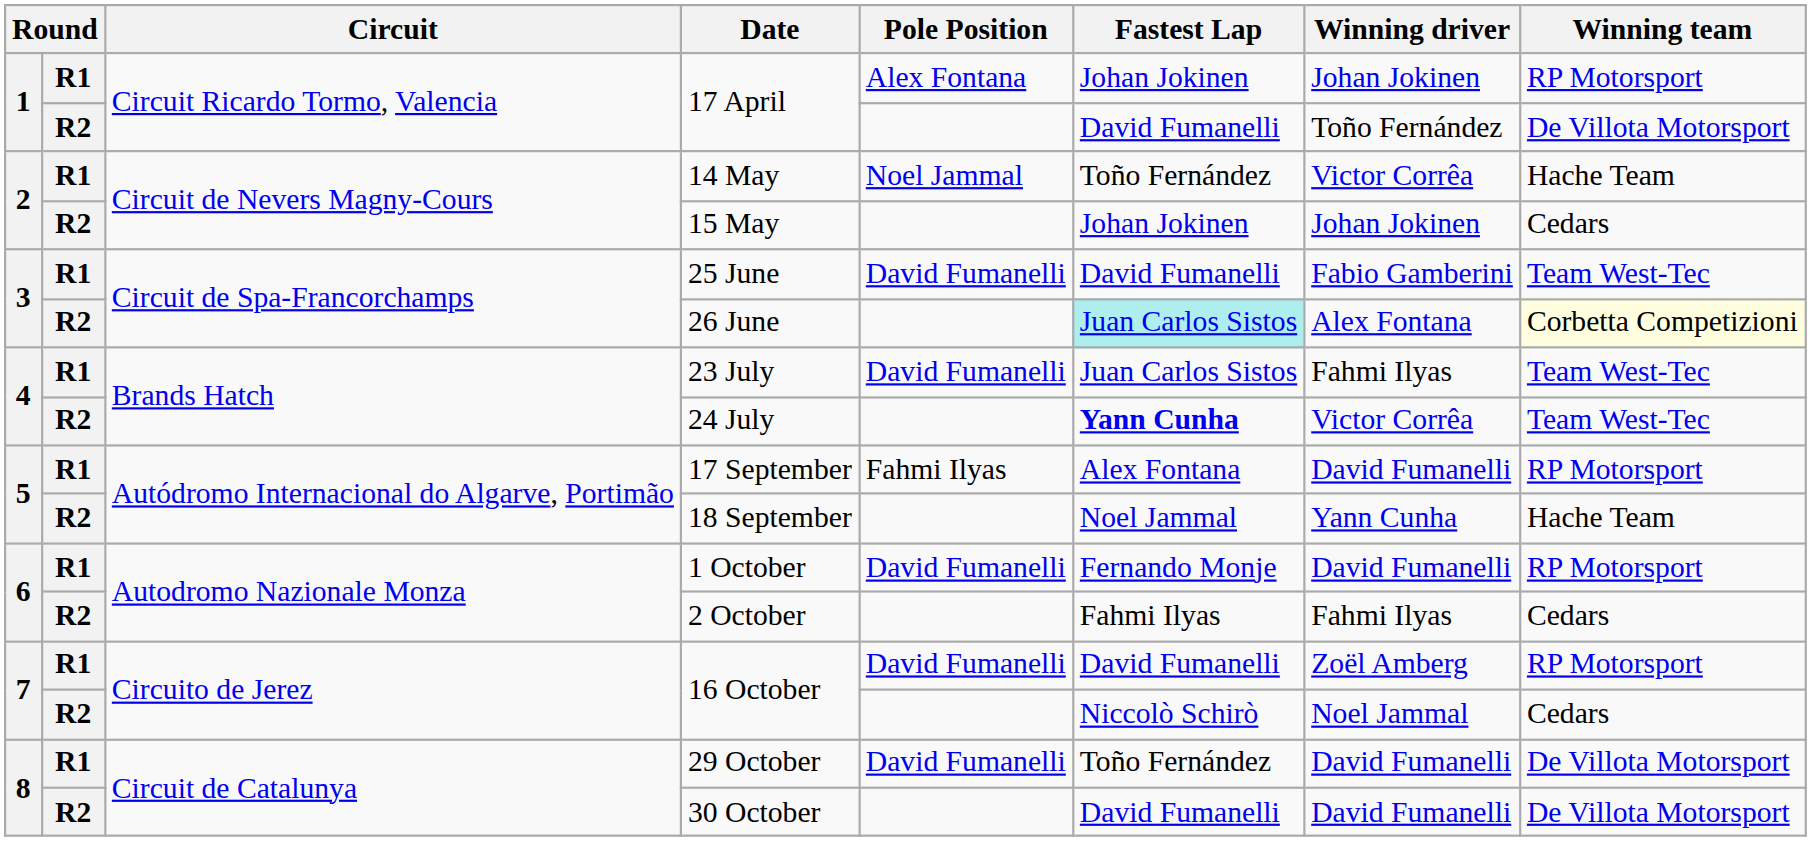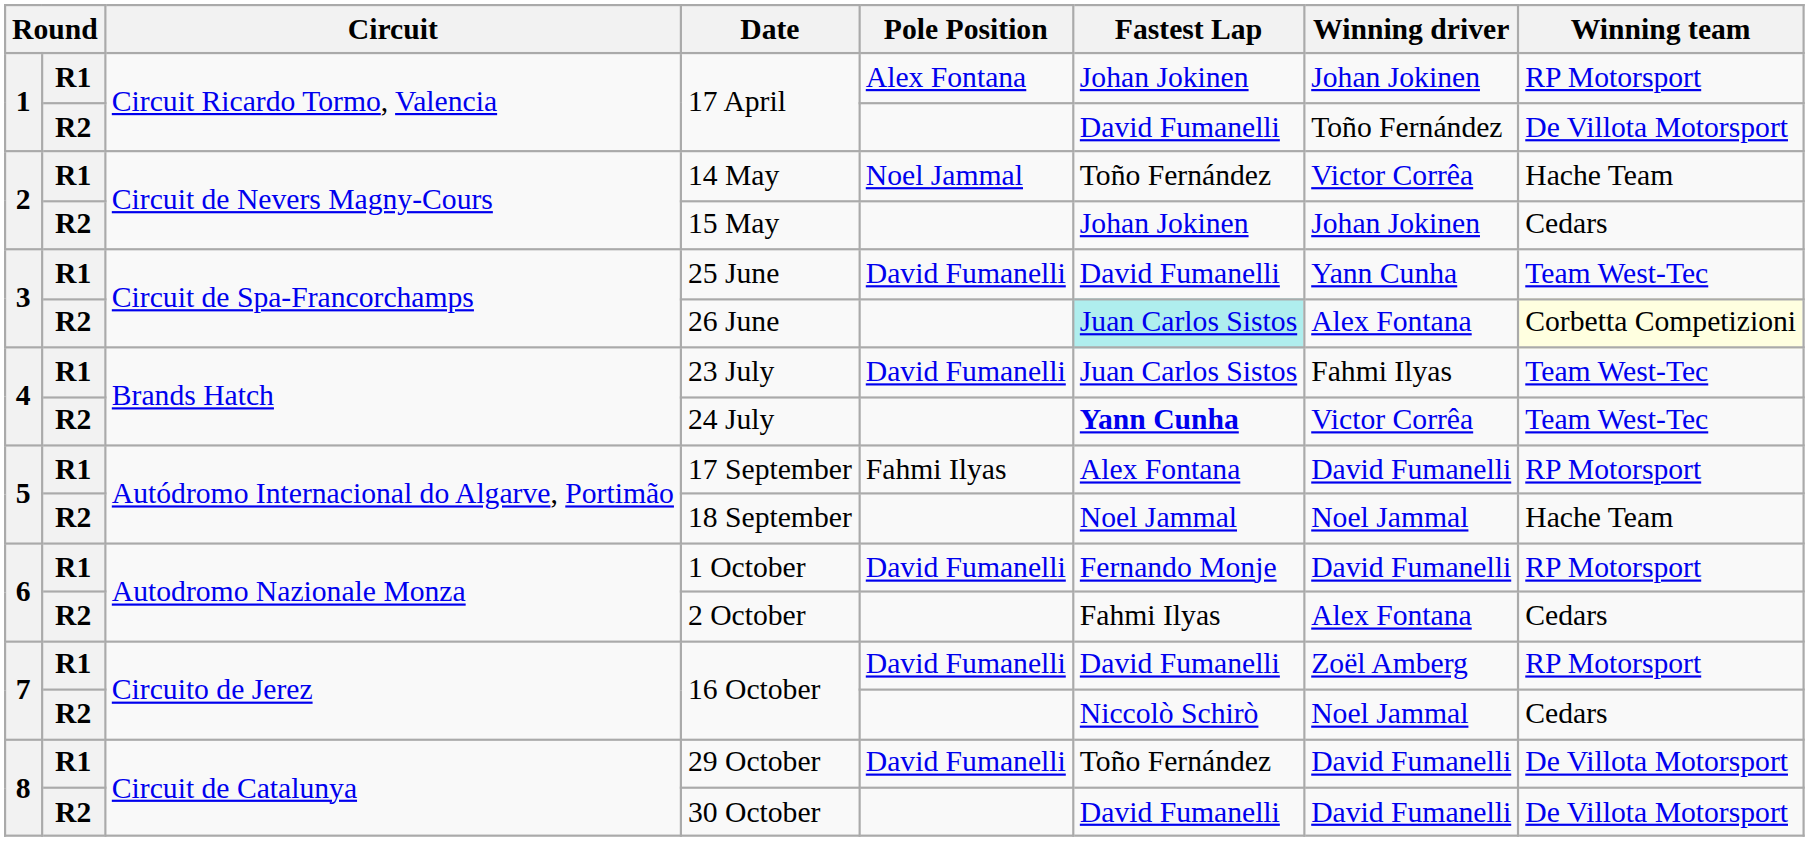(1412, 273) Fabio Gamberini -> (1384, 273) Yann Cunha
(1384, 517) Yann Cunha -> (1390, 517) Noel Jammal
(1382, 615) Fahmi Ilyas -> (1391, 615) Alex Fontana
